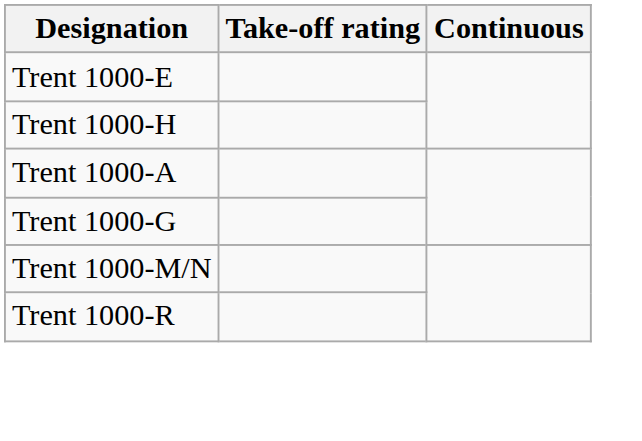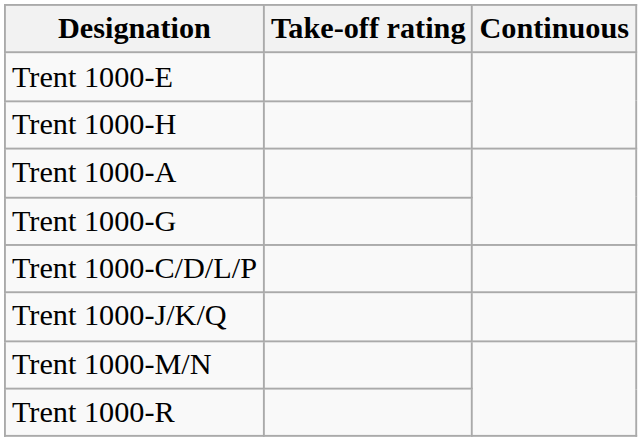+ row: (134, 268)
+ row: (119, 316)
